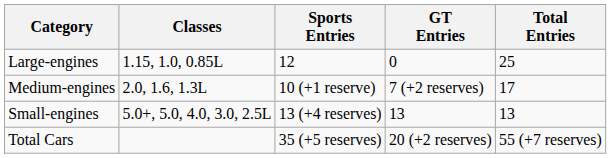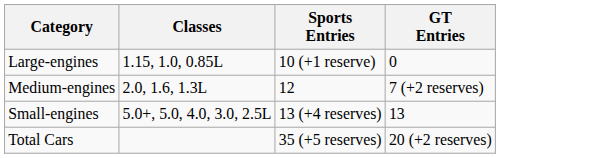- column: (550, 27)
(287, 62) 12 -> (327, 62) 10 (+1 reserve)
(327, 88) 10 (+1 reserve) -> (287, 88) 12
